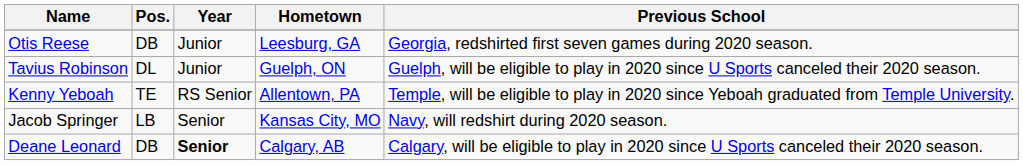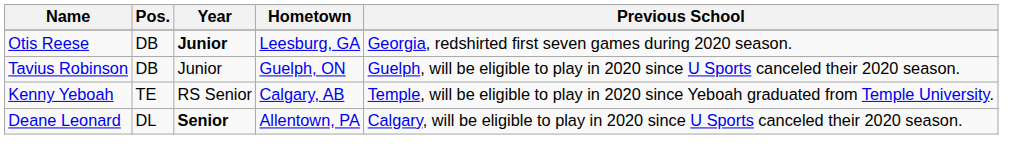(200, 43) normal -> (202, 43) bold
(146, 69) DL -> (147, 69) DB
(310, 95) Allentown, PA -> (302, 95) Calgary, AB
- row: (63, 120)
(147, 146) DB -> (146, 120) DL
(302, 146) Calgary, AB -> (310, 120) Allentown, PA
